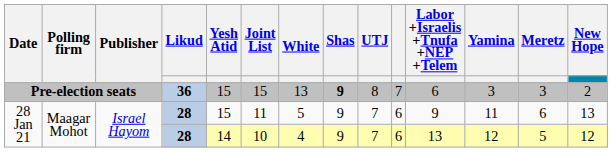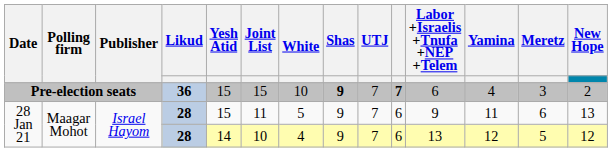(301, 92) 13 -> (301, 92) 10
(375, 92) 8 -> (375, 92) 7
(399, 92) normal -> (399, 92) bold
(491, 92) 3 -> (491, 92) 4
